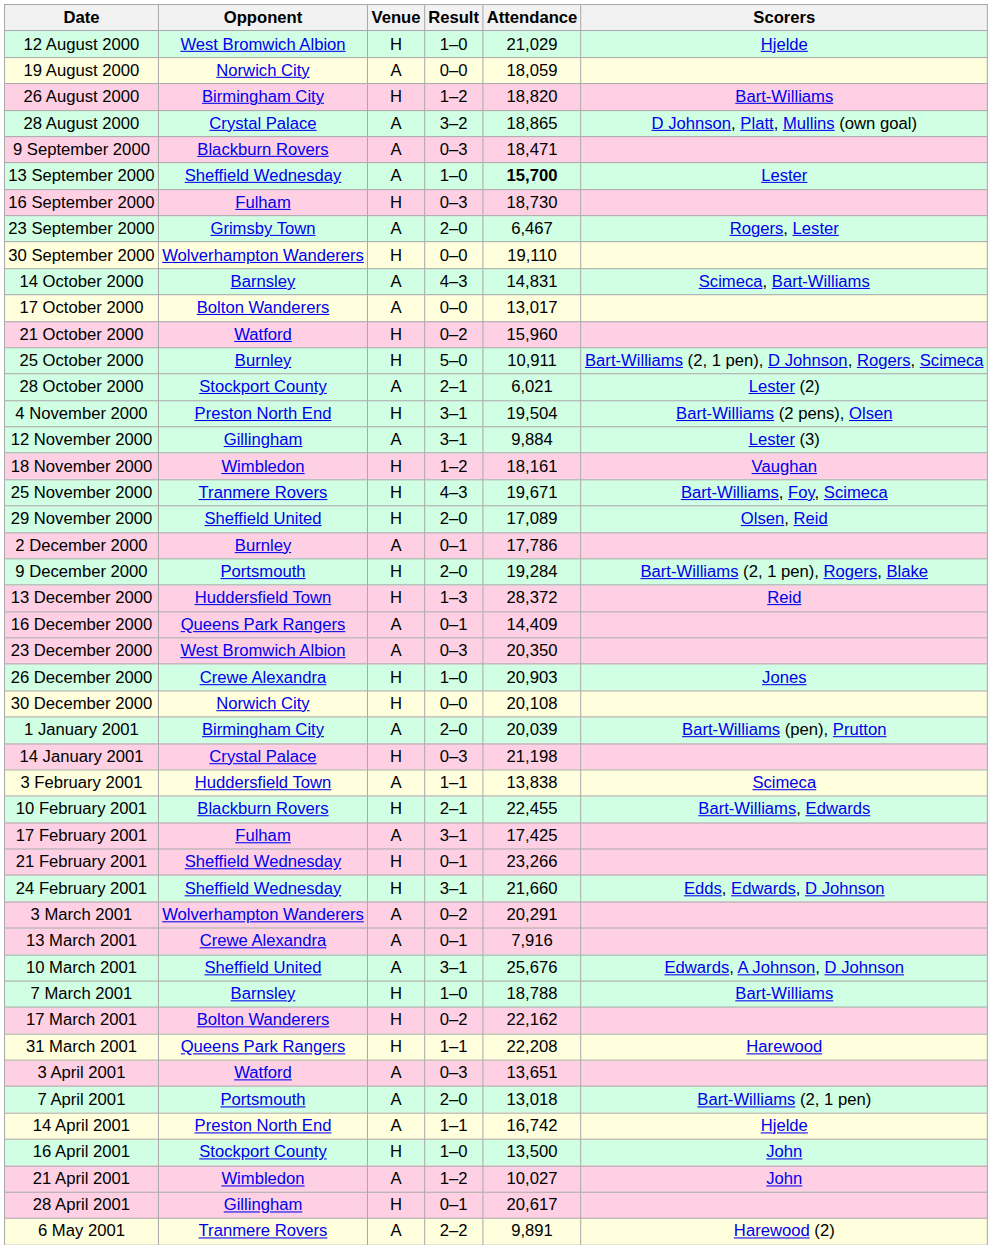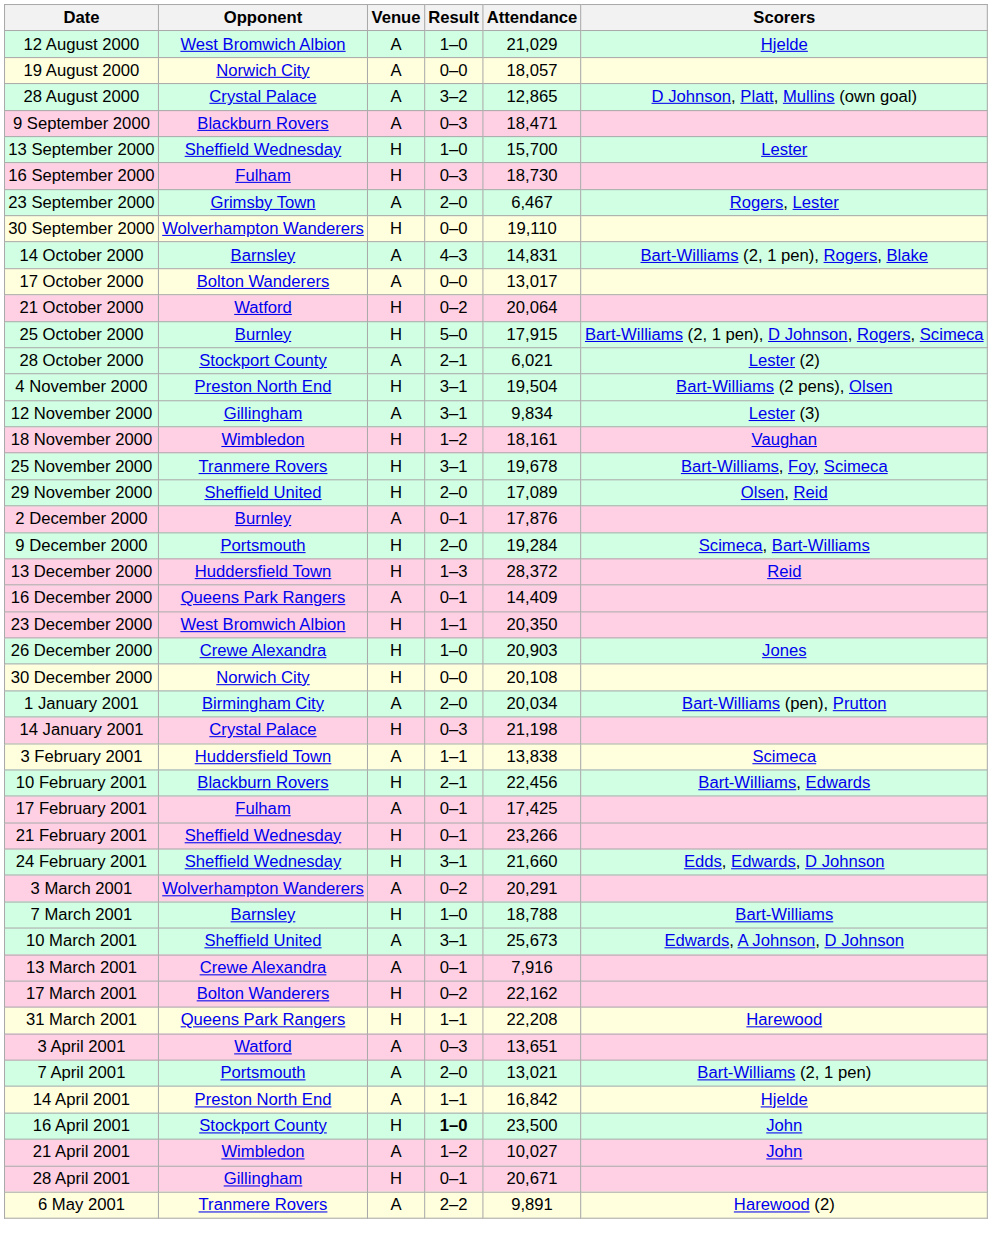(396, 44) H -> (396, 44) A
(532, 70) 18,059 -> (532, 70) 18,057
- row: (81, 96)
(532, 123) 18,865 -> (532, 96) 12,865
(396, 176) A -> (396, 149) H
(532, 176) bold -> (532, 149) normal
(784, 281) Scimeca, Bart-Williams -> (784, 255) Bart-Williams (2, 1 pen), Rogers, Blake
(532, 334) 15,960 -> (532, 307) 20,064
(532, 360) 10,911 -> (532, 334) 17,915
(532, 439) 9,884 -> (532, 413) 9,834
(454, 492) 4–3 -> (454, 466) 3–1
(532, 492) 19,671 -> (532, 466) 19,678
(532, 545) 17,786 -> (532, 519) 17,876
(784, 571) Bart-Williams (2, 1 pen), Rogers, Blake -> (784, 545) Scimeca, Bart-Williams
(396, 651) A -> (396, 624) H
(454, 651) 0–3 -> (454, 624) 1–1
(532, 730) 20,039 -> (532, 703) 20,034
(532, 809) 22,455 -> (532, 783) 22,456
(454, 835) 3–1 -> (454, 809) 0–1
rows swapped: (81, 994) <-> (81, 941)
(532, 967) 25,676 -> (532, 941) 25,673
(532, 1099) 13,018 -> (532, 1073) 13,021
(532, 1126) 16,742 -> (532, 1099) 16,842
(454, 1152) normal -> (454, 1126) bold
(532, 1152) 13,500 -> (532, 1126) 23,500
(532, 1205) 20,617 -> (532, 1178) 20,671
